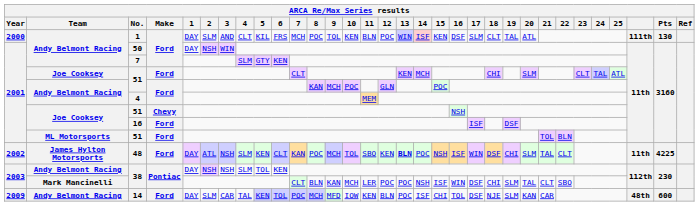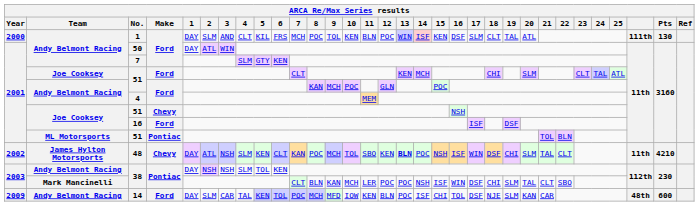(209, 48) NSH -> (209, 48) ATL
(164, 136) Ford -> (165, 136) Pontiac
(164, 153) Ford -> (164, 153) Chevy
(665, 153) 4225 -> (665, 153) 4210
